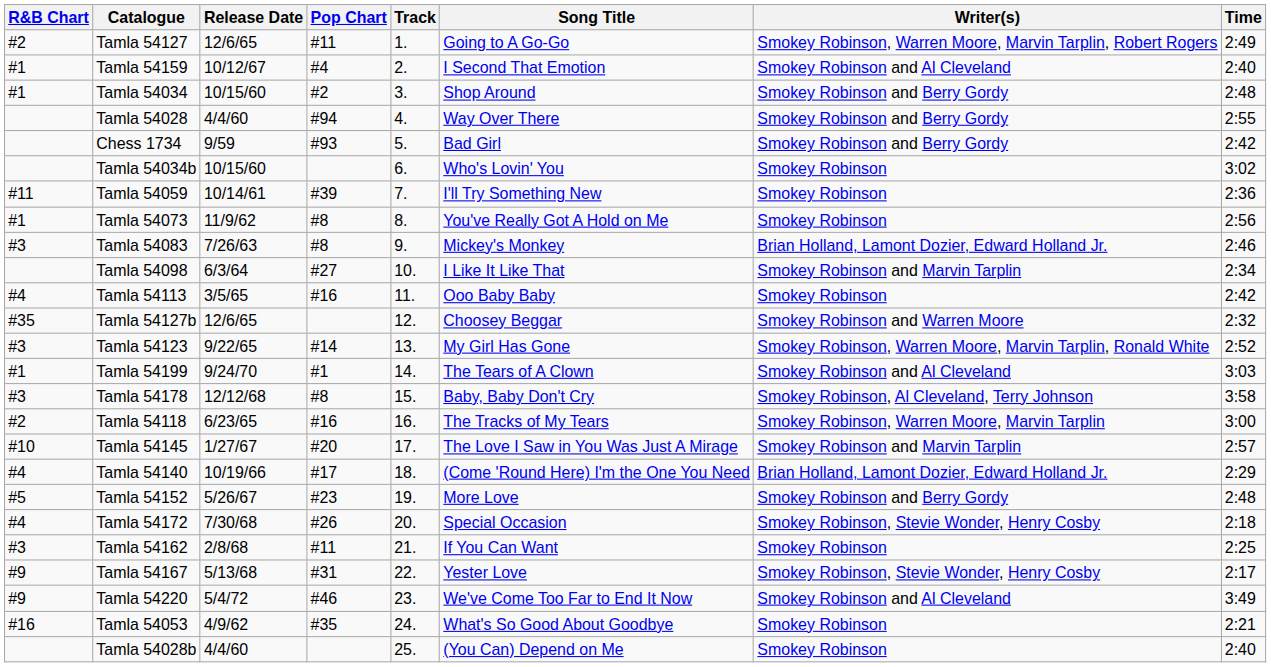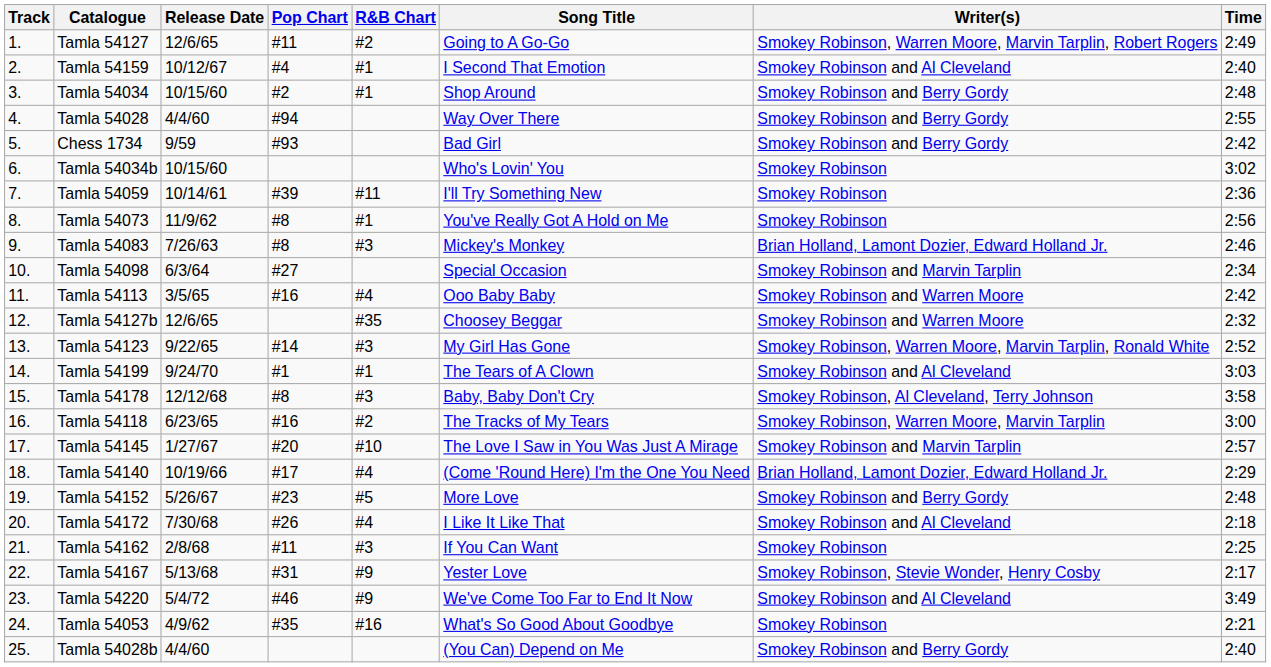columns swapped: (415, 17) <-> (49, 17)
(504, 270) I Like It Like That -> (505, 270) Special Occasion
(822, 295) Smokey Robinson -> (890, 295) Smokey Robinson and Warren Moore
(505, 523) Special Occasion -> (504, 523) I Like It Like That
(929, 523) Smokey Robinson, Stevie Wonder, Henry Cosby -> (884, 523) Smokey Robinson and Al Cleveland
(822, 649) Smokey Robinson -> (883, 649) Smokey Robinson and Berry Gordy
